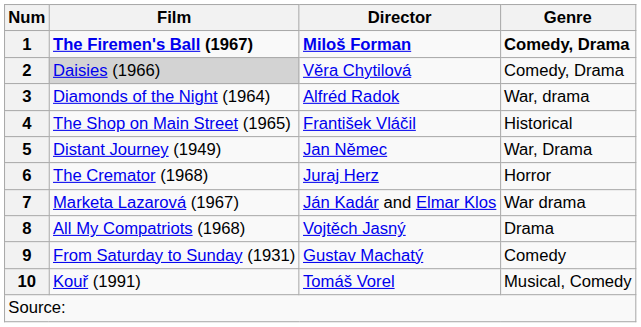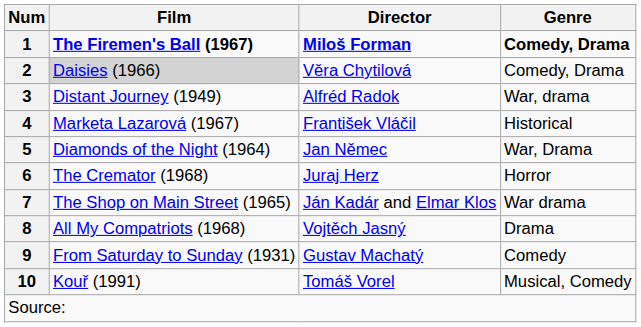(162, 96) Diamonds of the Night (1964) -> (137, 96) Distant Journey (1949)
(172, 123) The Shop on Main Street (1965) -> (146, 123) Marketa Lazarová (1967)
(137, 149) Distant Journey (1949) -> (162, 149) Diamonds of the Night (1964)
(146, 202) Marketa Lazarová (1967) -> (172, 202) The Shop on Main Street (1965)
